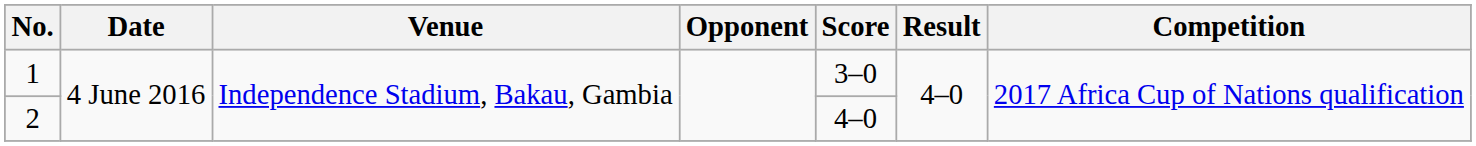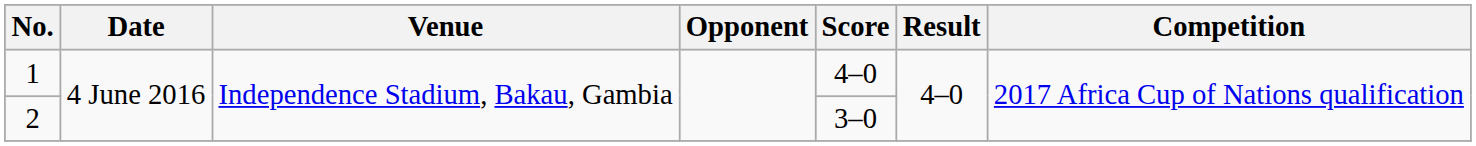(856, 72) 3–0 -> (856, 72) 4–0
(856, 118) 4–0 -> (856, 118) 3–0
